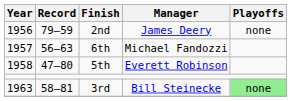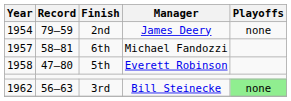(20, 30) 1956 -> (20, 30) 1954
(57, 48) 56–63 -> (57, 48) 58–81
(20, 88) 1963 -> (20, 88) 1962
(57, 88) 58–81 -> (57, 88) 56–63
